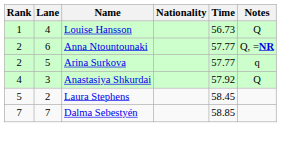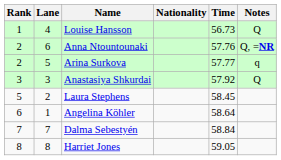(223, 46) 57.77 -> (223, 46) 57.76
(19, 79) 4 -> (19, 79) 3
+ row: (99, 113)
(223, 113) 58.85 -> (223, 130) 58.84
+ row: (92, 146)
